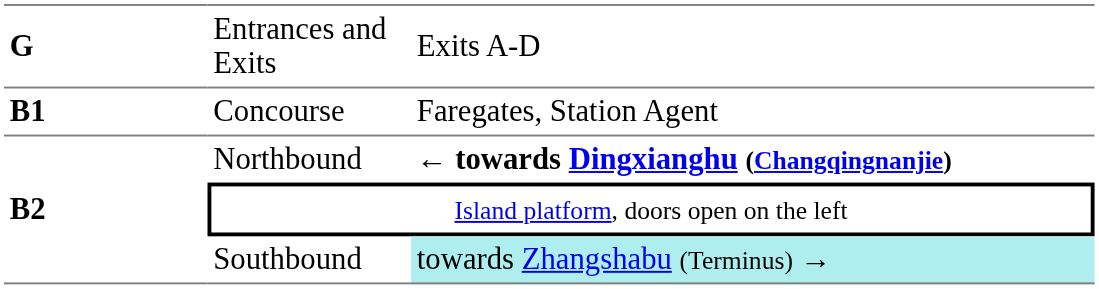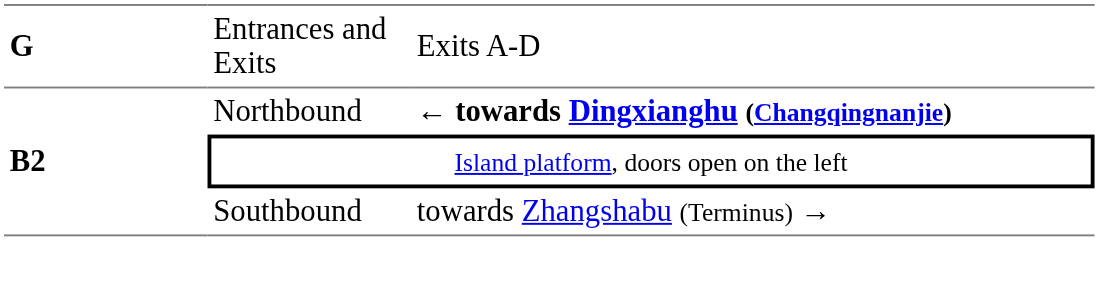- row: (279, 111)
(624, 258) paleturquoise background -> (624, 210) no background
